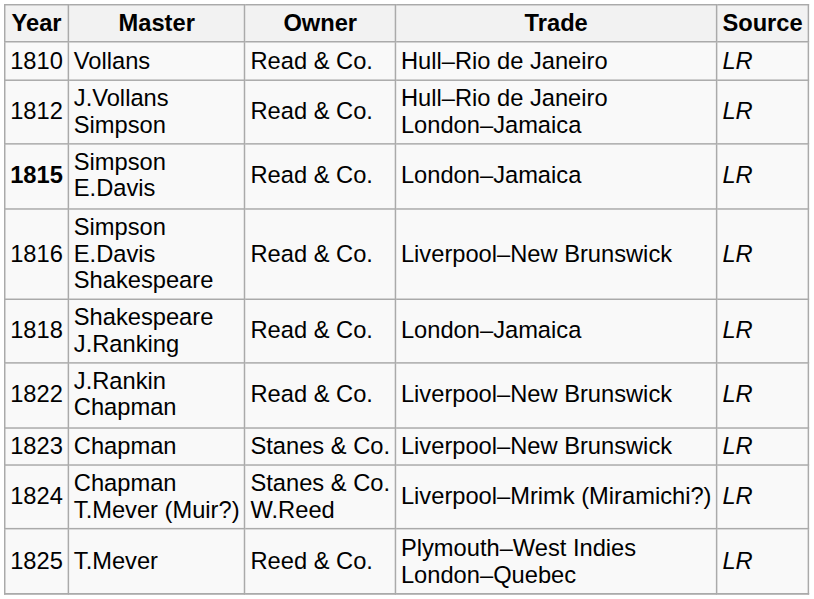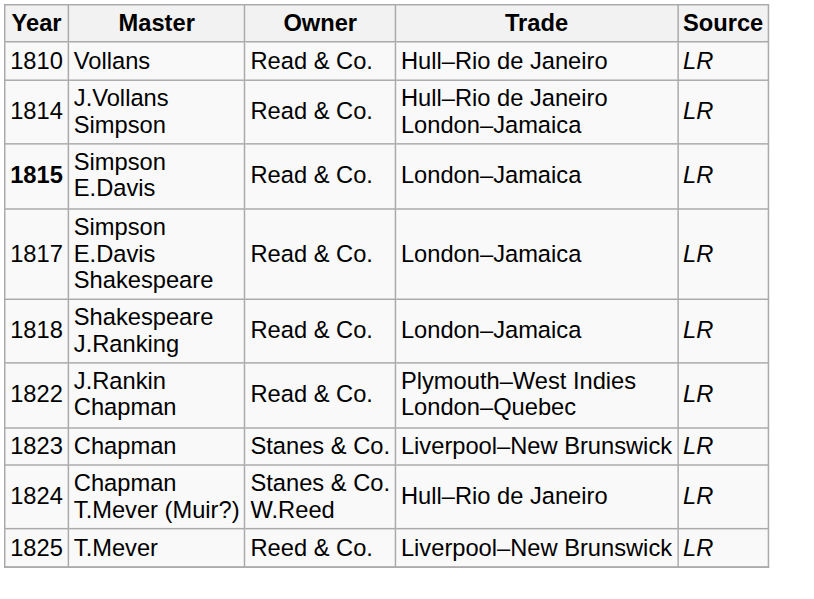(37, 111) 1812 -> (37, 111) 1814
(37, 253) 1816 -> (37, 253) 1817
(536, 253) Liverpool–New Brunswick -> (491, 253) London–Jamaica
(536, 395) Liverpool–New Brunswick -> (519, 395) Plymouth–West Indies London–Quebec
(556, 496) Liverpool–Mrimk (Miramichi?) -> (504, 496) Hull–Rio de Janeiro
(519, 561) Plymouth–West Indies London–Quebec -> (536, 547) Liverpool–New Brunswick
